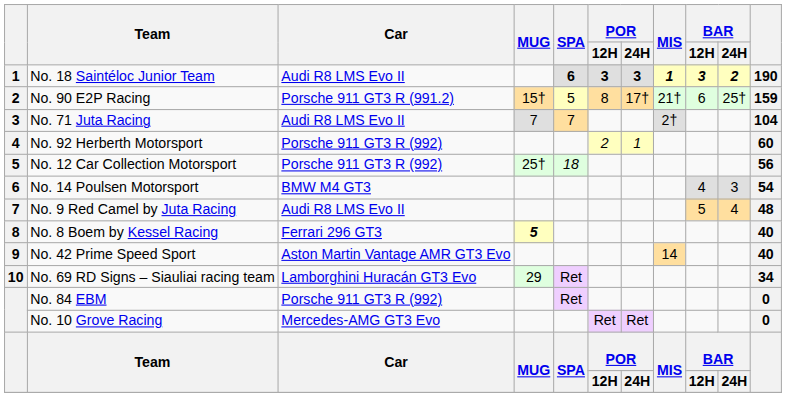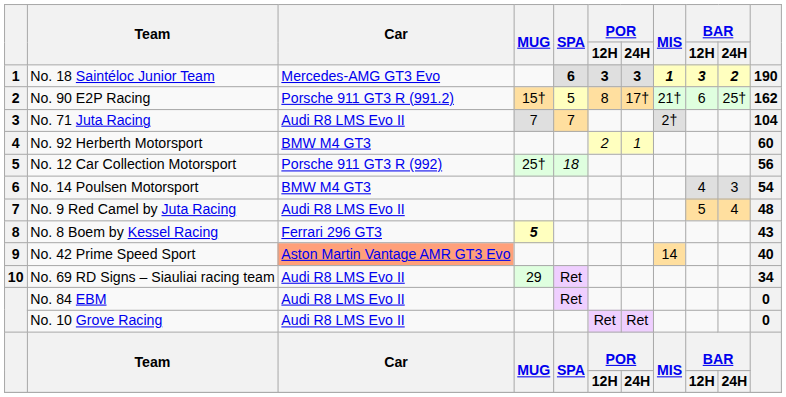(343, 75) Audi R8 LMS Evo II -> (361, 75) Mercedes-AMG GT3 Evo
(766, 98) 159 -> (766, 98) 162
(362, 142) Porsche 911 GT3 R (992) -> (326, 142) BMW M4 GT3
(766, 232) 40 -> (766, 232) 43
(396, 254) no background -> (396, 254) lightsalmon background
(379, 276) Lamborghini Huracán GT3 Evo -> (343, 276) Audi R8 LMS Evo II
(362, 298) Porsche 911 GT3 R (992) -> (343, 298) Audi R8 LMS Evo II
(361, 321) Mercedes-AMG GT3 Evo -> (343, 321) Audi R8 LMS Evo II
